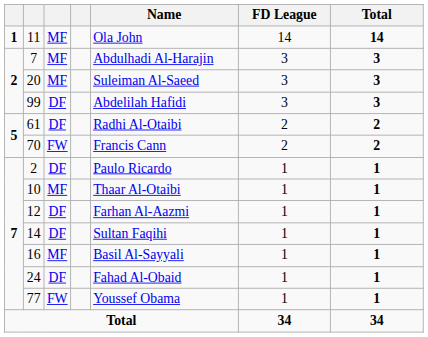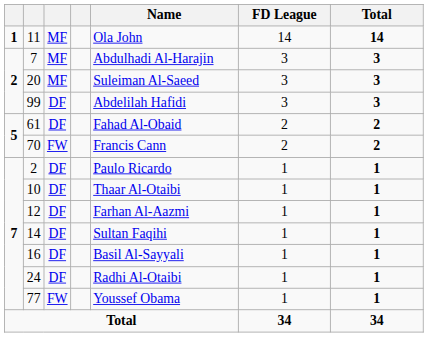(137, 124) Radhi Al-Otaibi -> (137, 124) Fahad Al-Obaid
(57, 189) MF -> (57, 189) DF
(57, 255) MF -> (57, 255) DF
(137, 277) Fahad Al-Obaid -> (137, 277) Radhi Al-Otaibi
